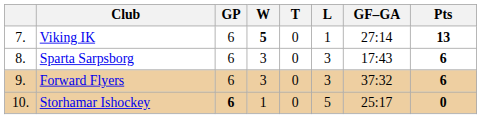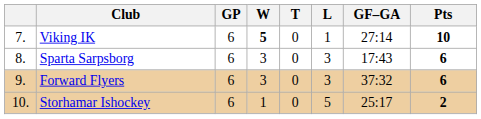(443, 37) 13 -> (443, 37) 10
(231, 102) bold -> (231, 102) normal
(443, 102) 0 -> (443, 102) 2
